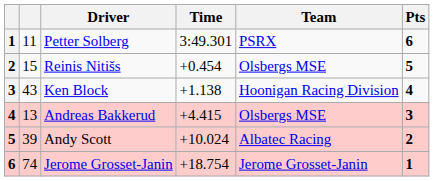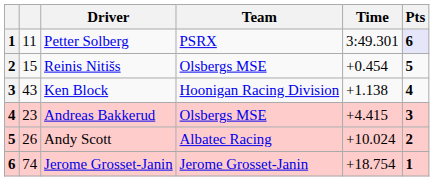columns swapped: (319, 16) <-> (206, 16)
(409, 41) no background -> (409, 41) lavender background
(30, 115) 13 -> (30, 115) 23
(30, 139) 39 -> (30, 139) 26
